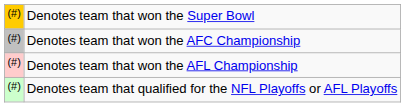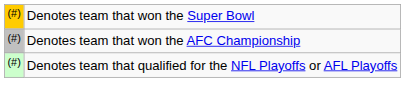- row: (162, 65)
